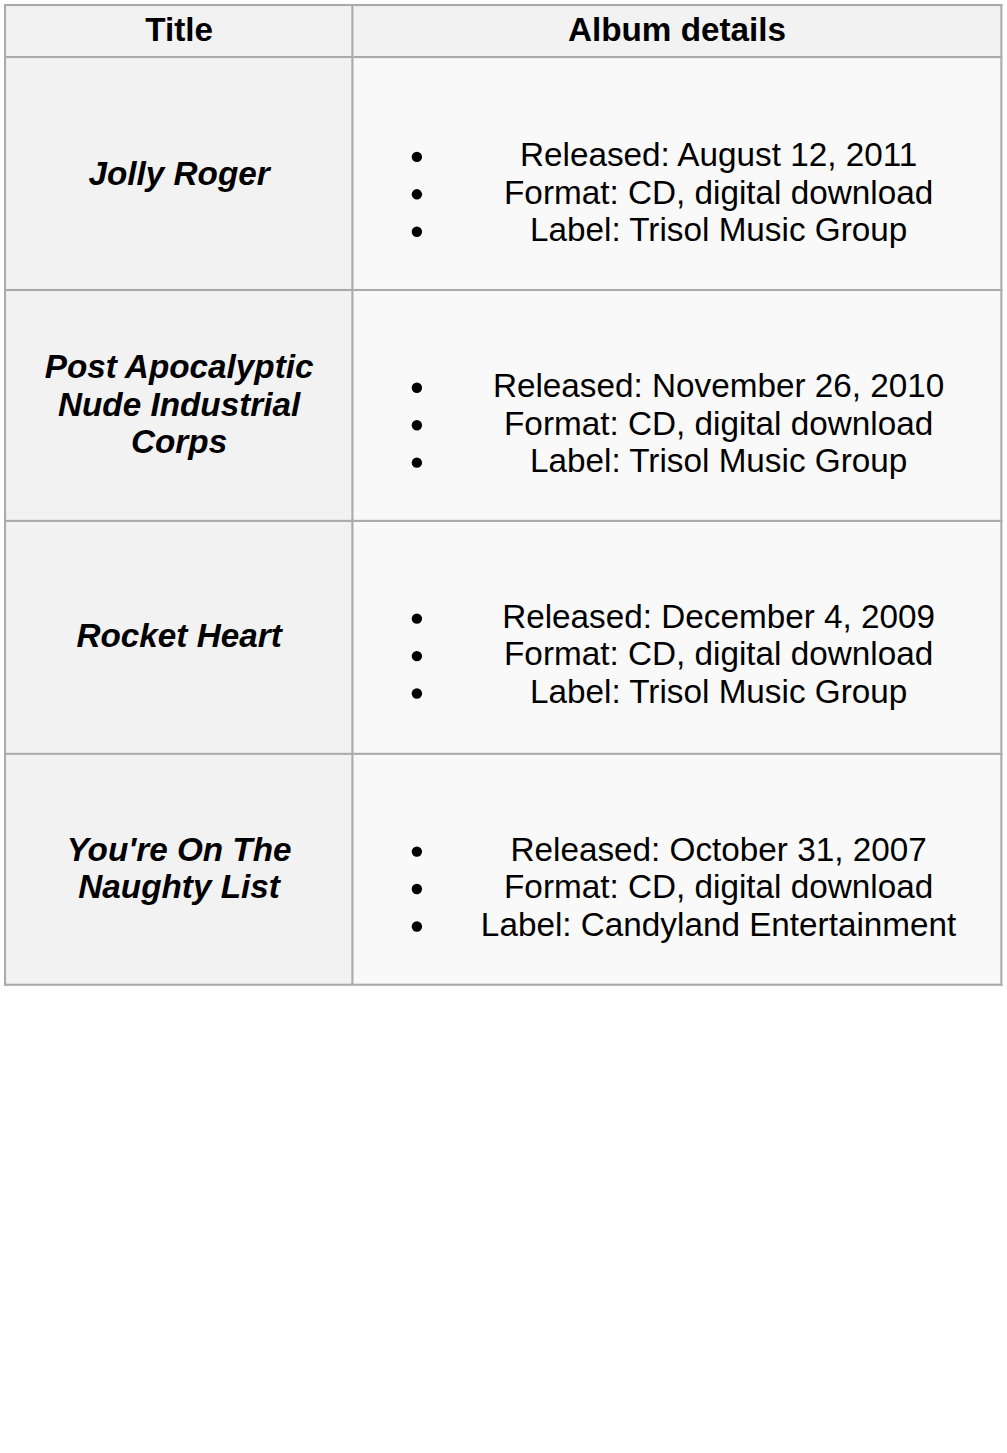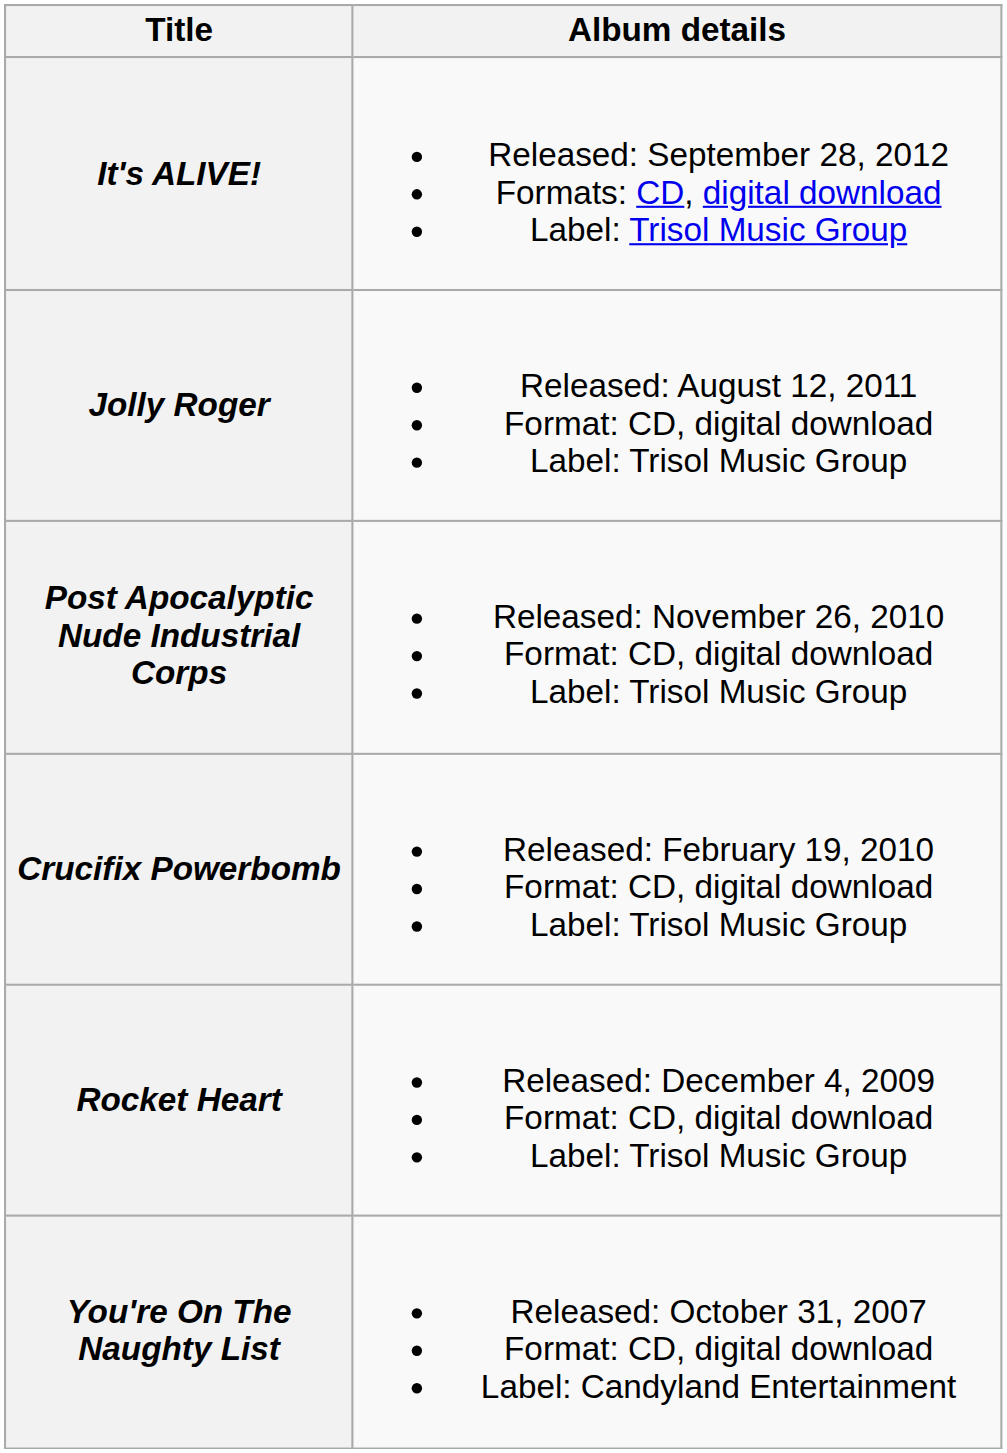+ row: (179, 173)
+ row: (179, 868)
